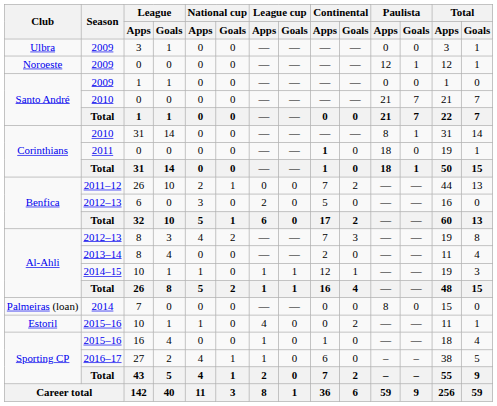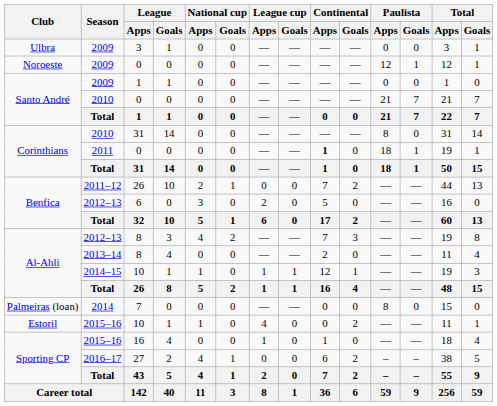(416, 133) 1 -> (416, 133) 0
(416, 151) 0 -> (416, 151) 1
(264, 358) 1 -> (264, 358) 0
(355, 358) 0 -> (355, 358) 2
